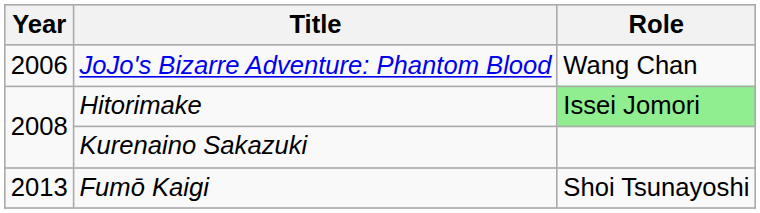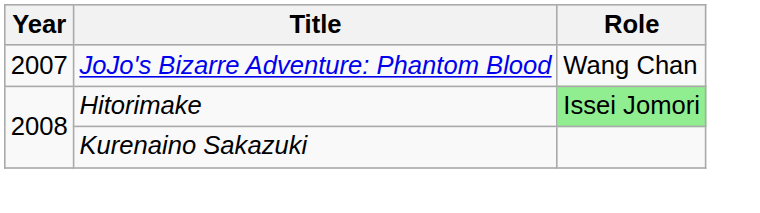(39, 65) 2006 -> (39, 65) 2007
- row: (144, 187)
